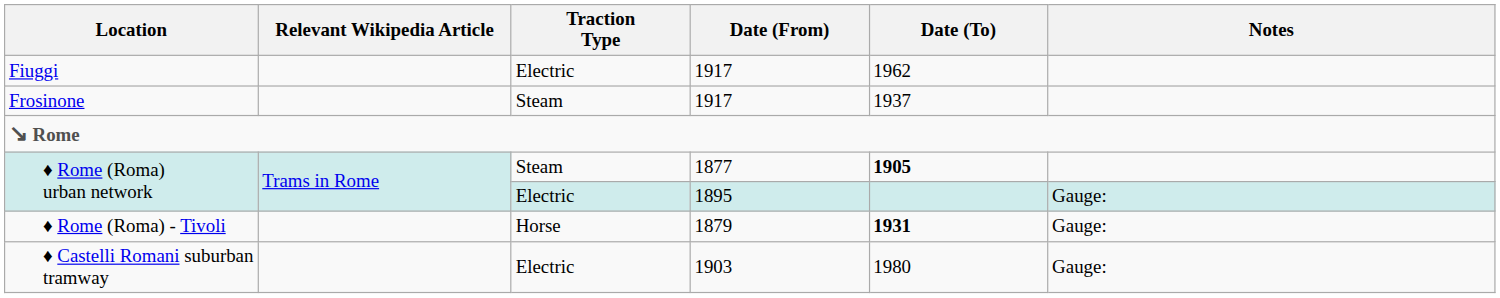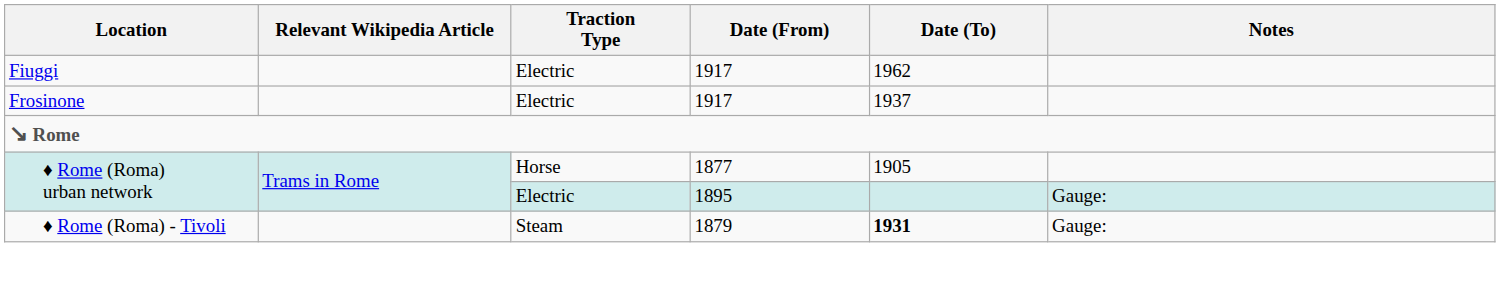(539, 100) Steam -> (545, 100) Electric
(539, 166) Steam -> (538, 166) Horse
(892, 166) bold -> (892, 166) normal
(538, 226) Horse -> (539, 226) Steam
- row: (148, 266)
